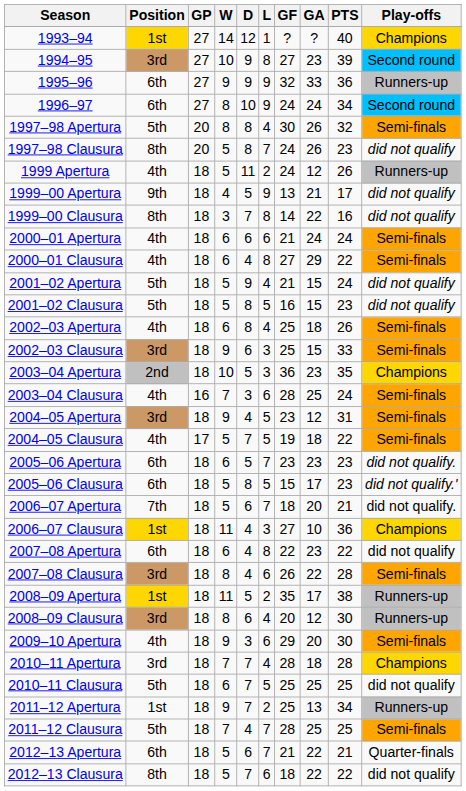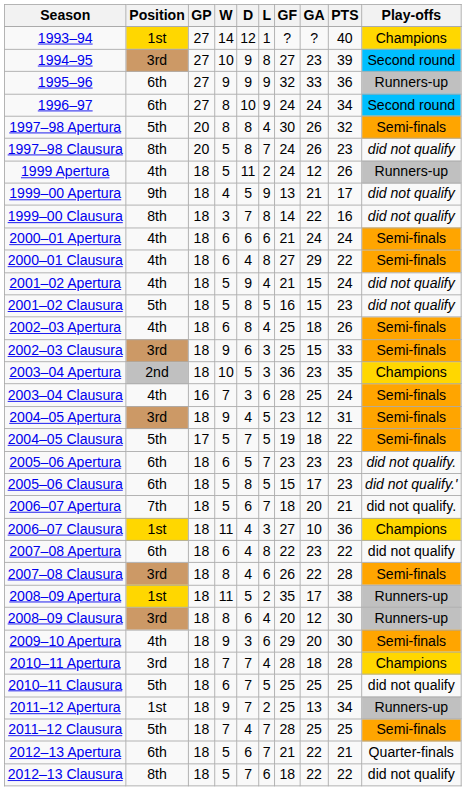(157, 283) 5th -> (157, 283) 4th
(157, 439) 4th -> (157, 439) 5th
